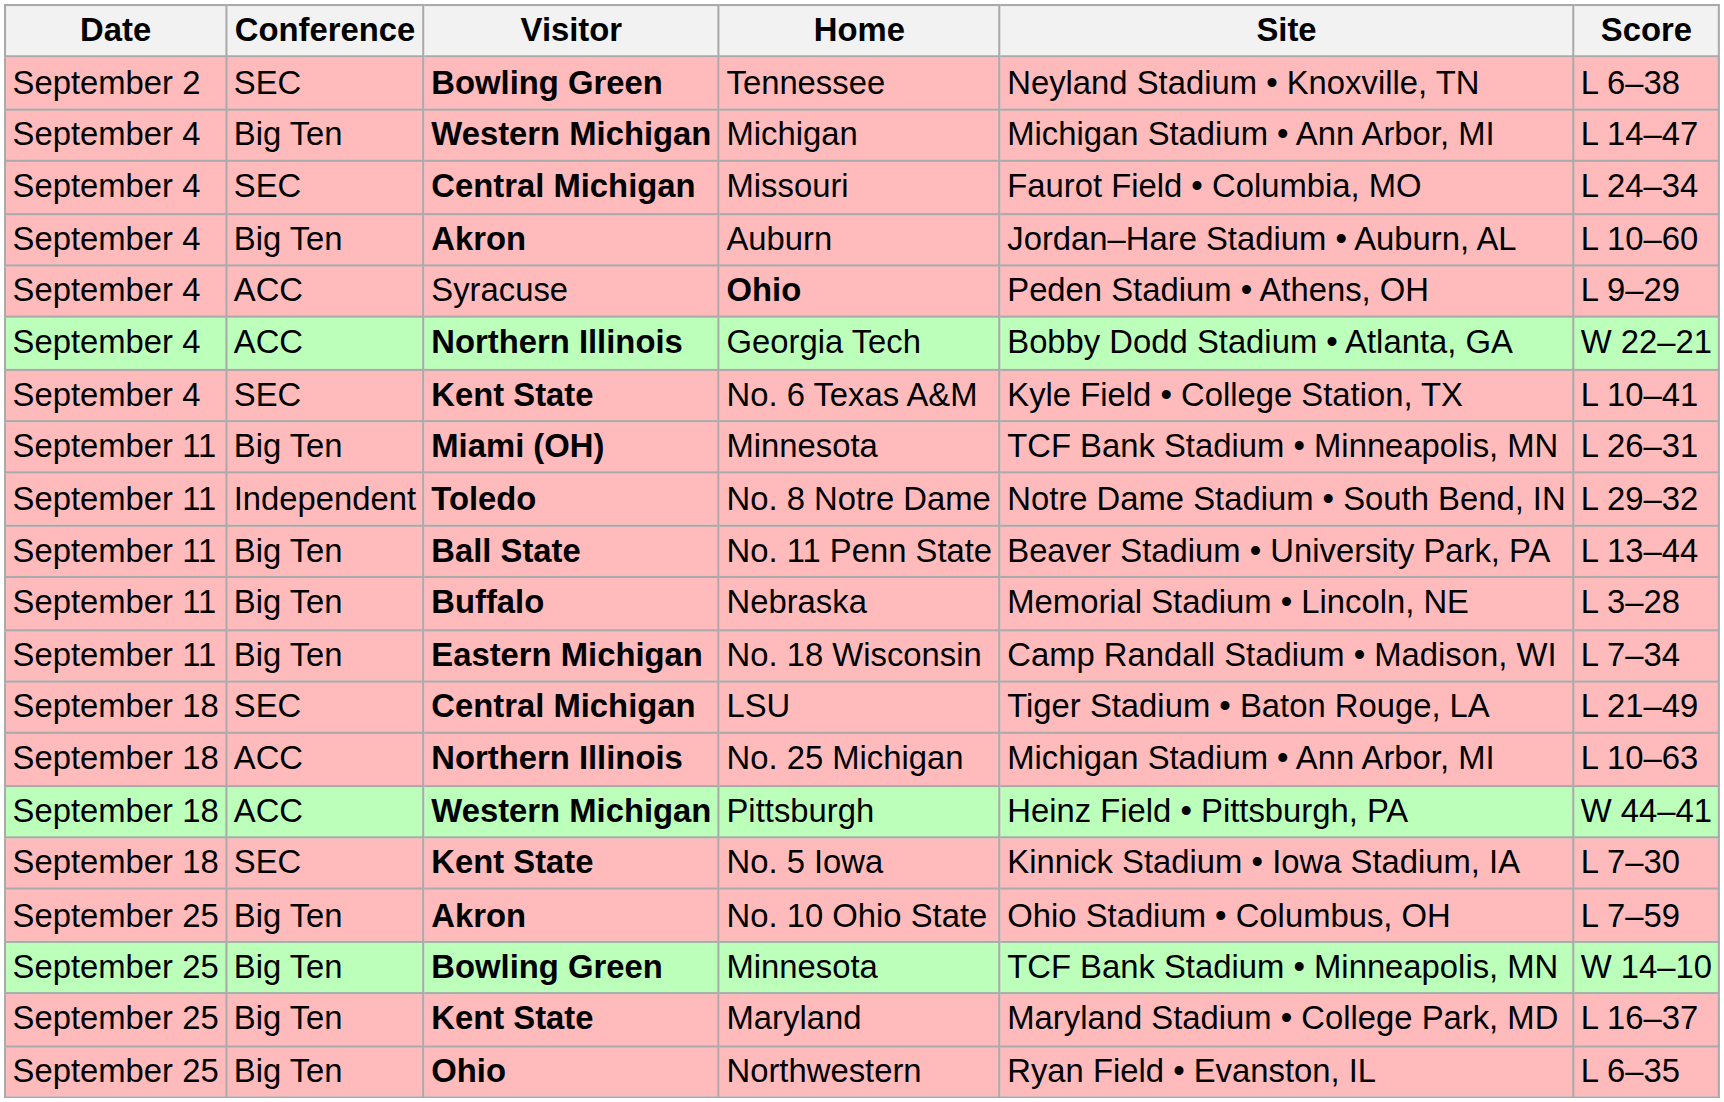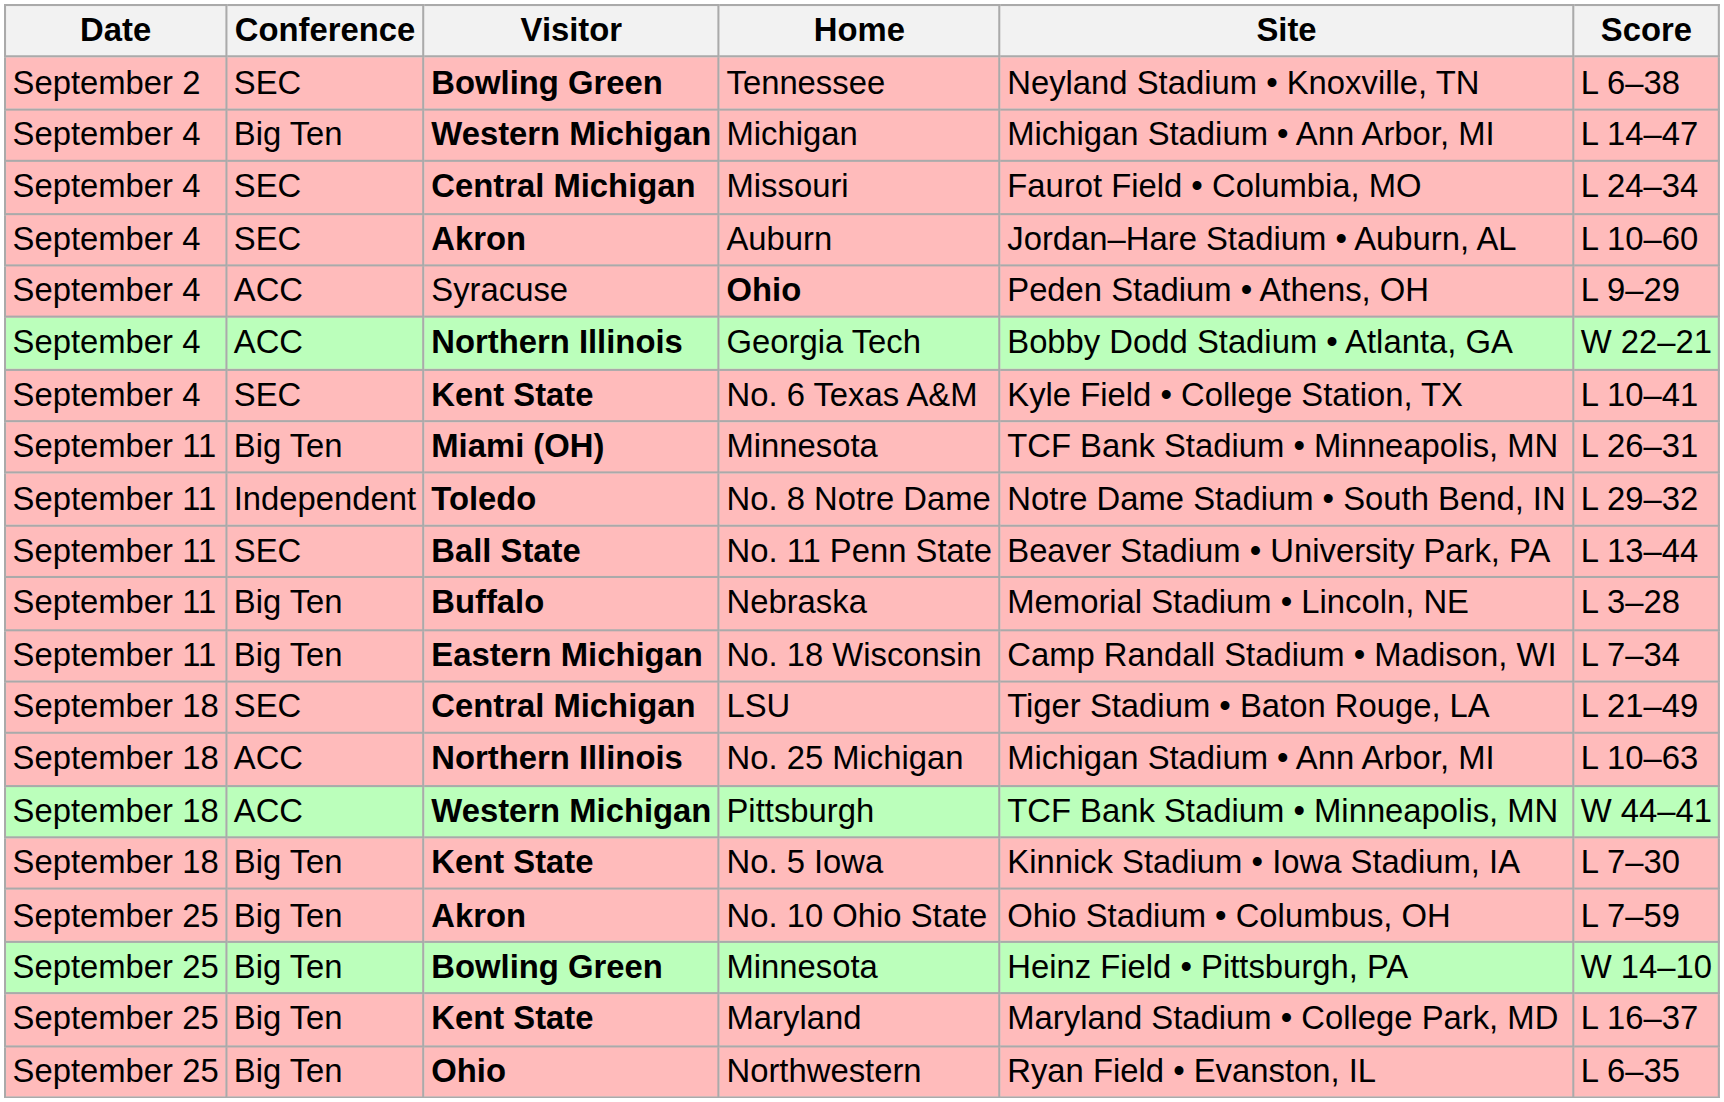(288, 238) Big Ten -> (267, 238) SEC
(288, 550) Big Ten -> (267, 550) SEC
(1208, 810) Heinz Field • Pittsburgh, PA -> (1283, 810) TCF Bank Stadium • Minneapolis, MN
(267, 862) SEC -> (288, 862) Big Ten
(1283, 966) TCF Bank Stadium • Minneapolis, MN -> (1208, 966) Heinz Field • Pittsburgh, PA
